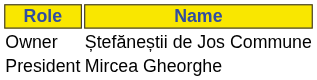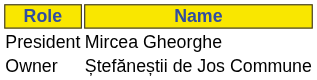rows swapped: (31, 41) <-> (43, 66)
